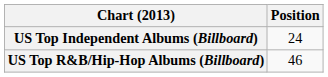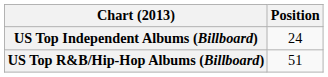(295, 60) 46 -> (295, 60) 51
